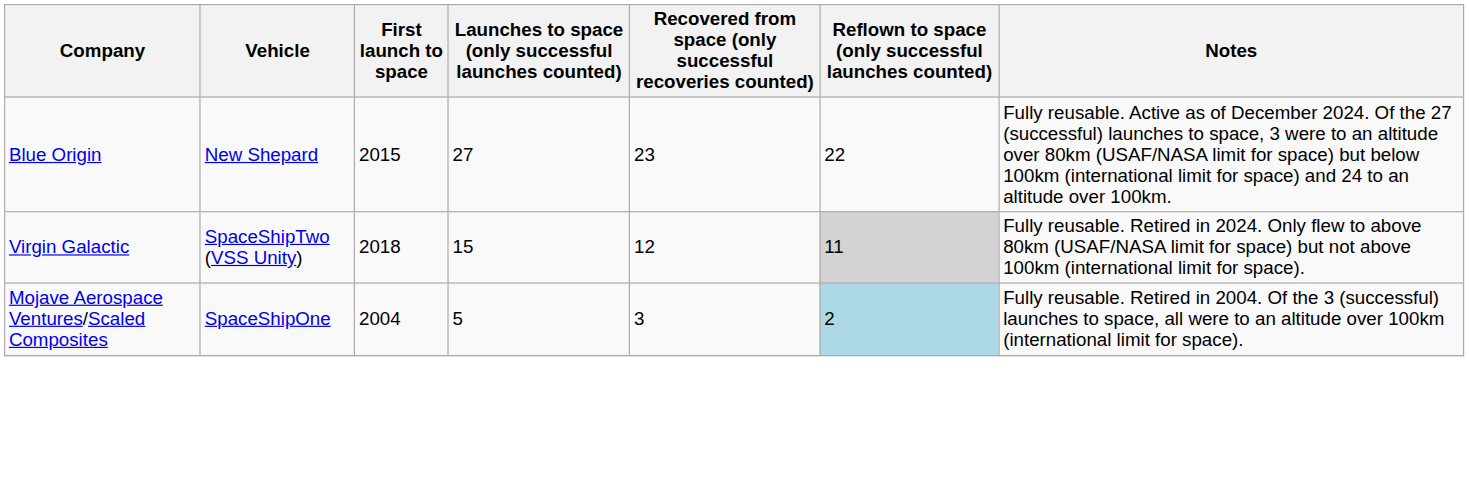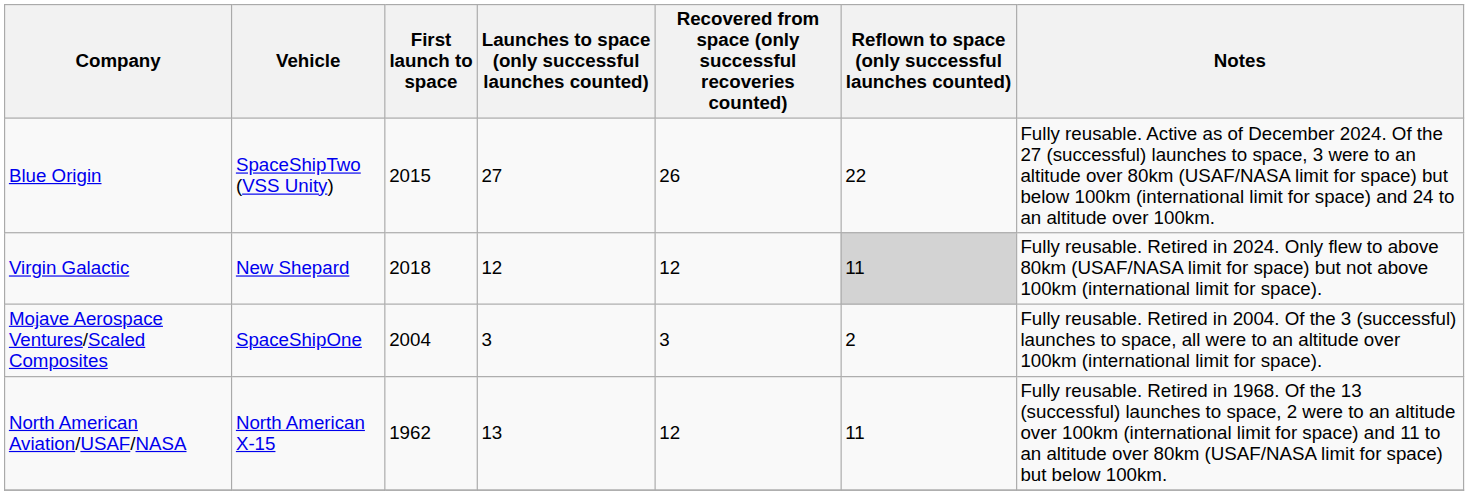(261, 154) New Shepard -> (298, 175) SpaceShipTwo (VSS Unity)
(645, 154) 23 -> (670, 175) 26
(267, 247) SpaceShipTwo (VSS Unity) -> (293, 268) New Shepard
(463, 247) 15 -> (492, 268) 12
(458, 319) 5 -> (487, 340) 3
(830, 319) lightblue background -> (850, 340) no background
+ row: (98, 432)
